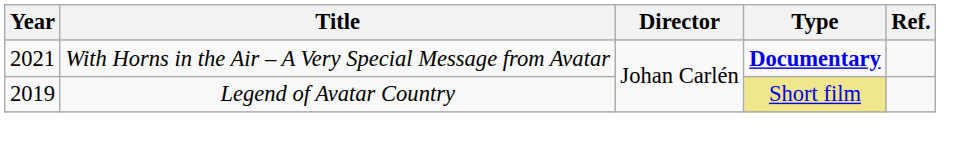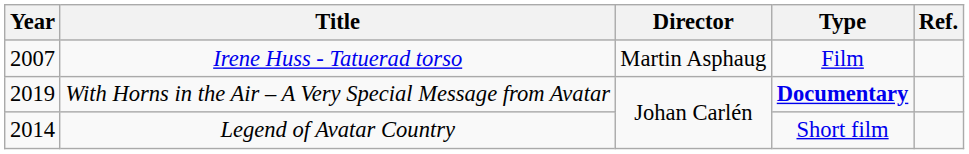+ row: (338, 58)
(32, 58) 2021 -> (32, 93) 2019
(32, 93) 2019 -> (32, 129) 2014
(815, 93) khaki background -> (843, 129) no background
